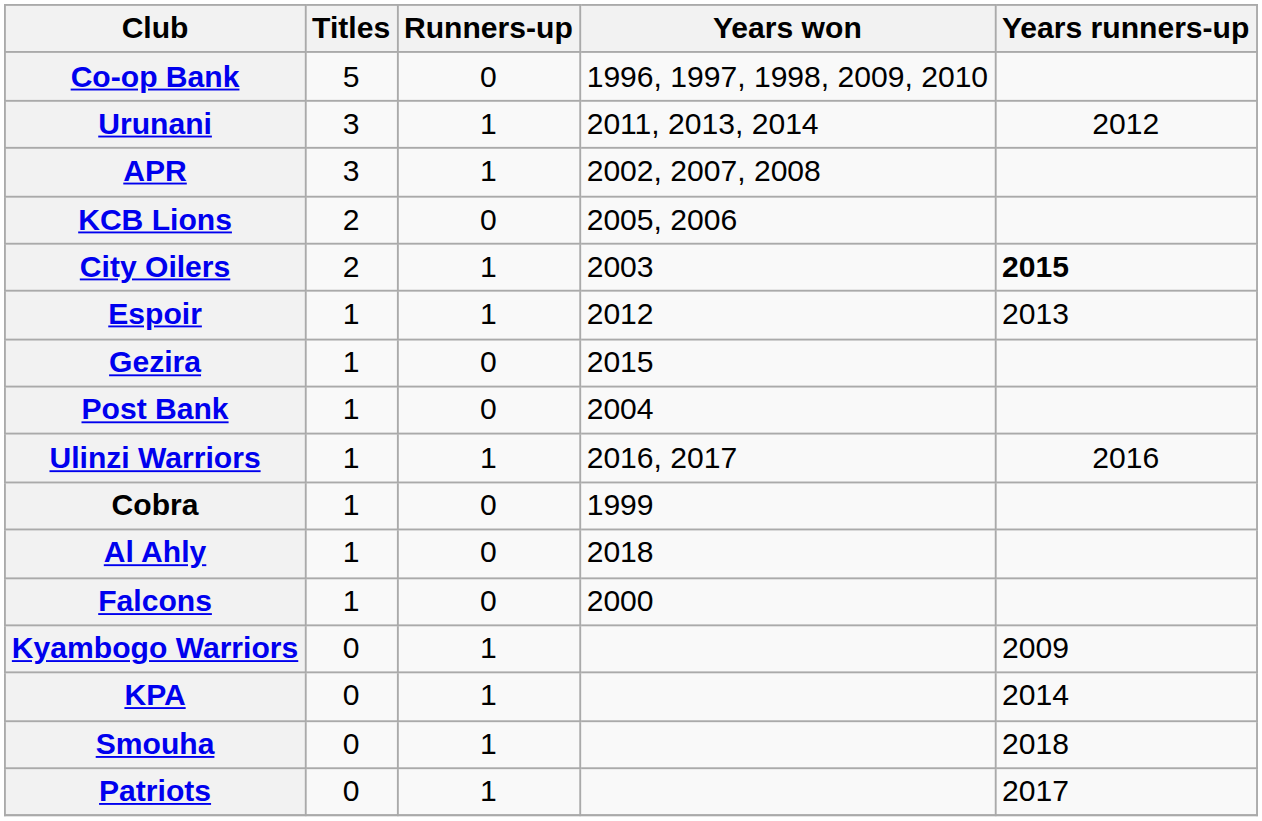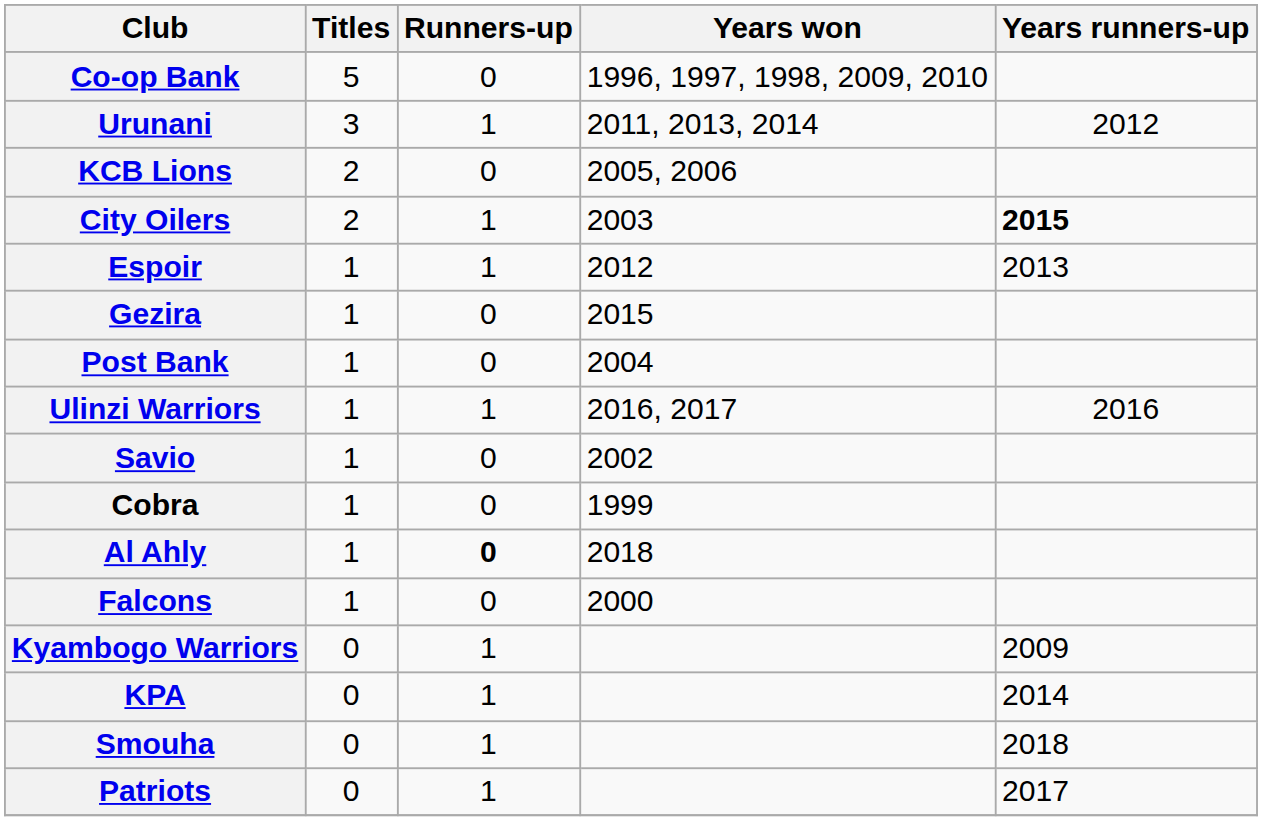- row: (155, 171)
+ row: (155, 457)
(488, 553) normal -> (488, 553) bold
